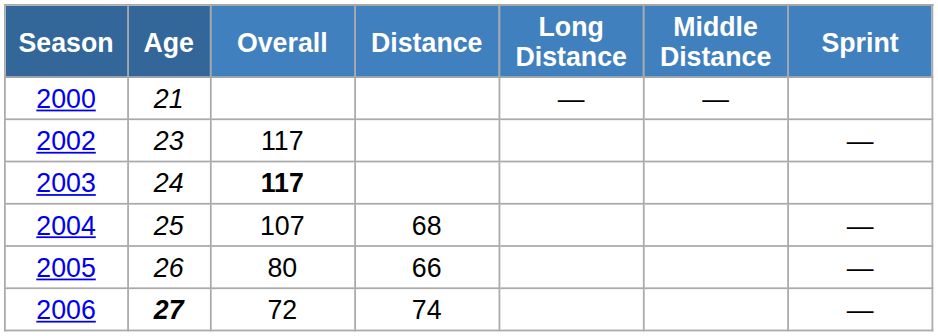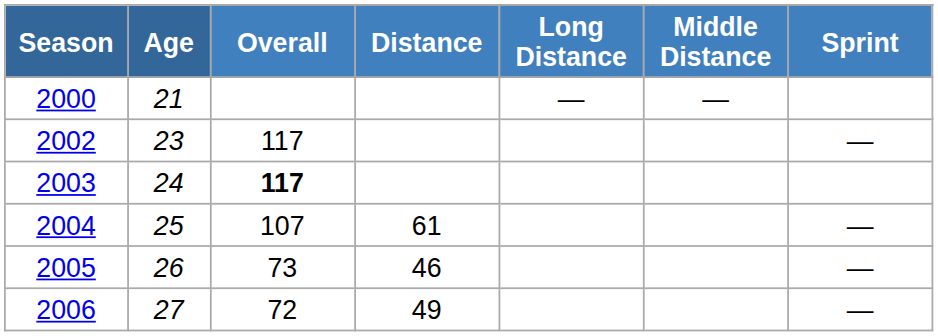(427, 226) 68 -> (427, 226) 61
(282, 268) 80 -> (282, 268) 73
(427, 268) 66 -> (427, 268) 46
(169, 310) bold -> (169, 310) normal
(427, 310) 74 -> (427, 310) 49
